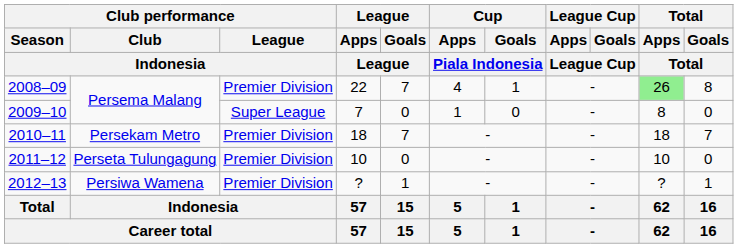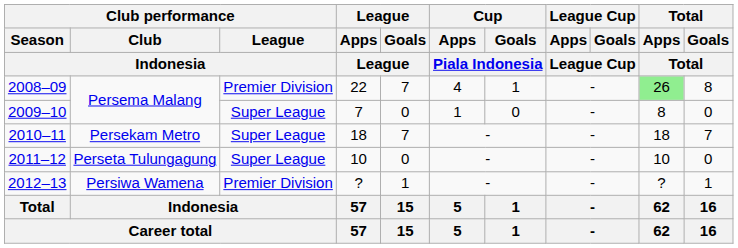(278, 135) Premier Division -> (278, 135) Super League
(278, 159) Premier Division -> (278, 159) Super League
